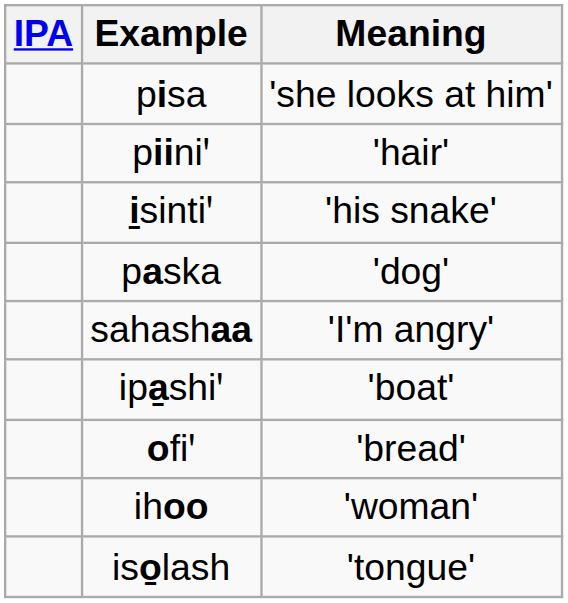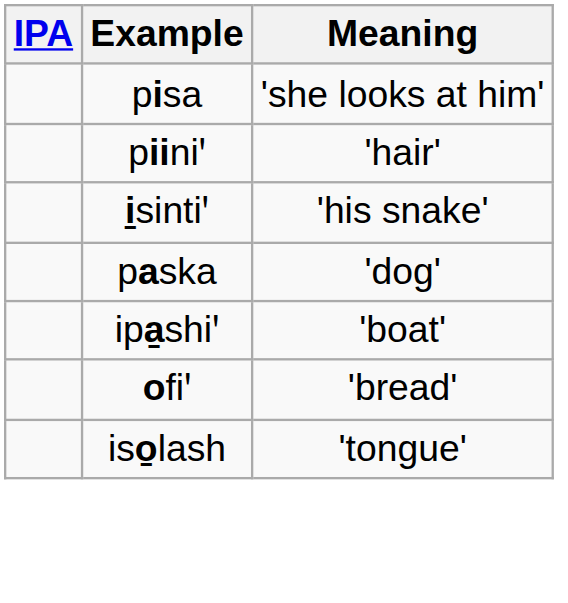- row: (171, 329)
- row: (171, 507)
